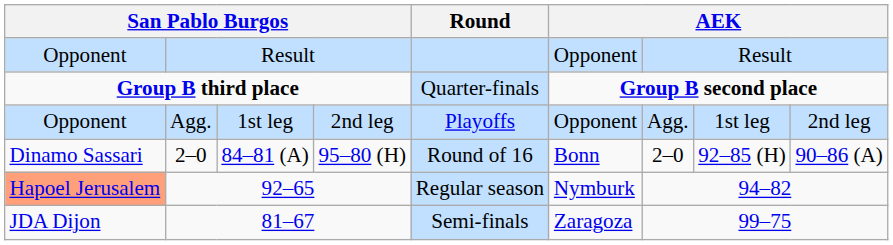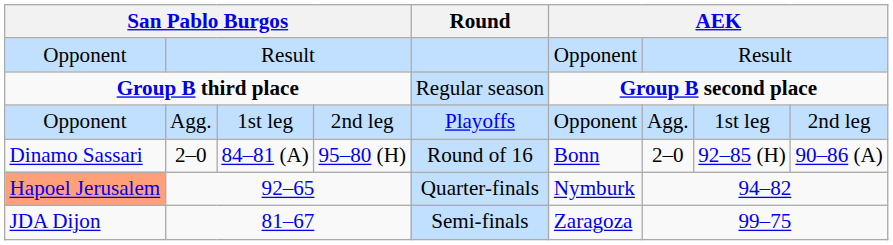(480, 88) Quarter-finals -> (480, 88) Regular season
(480, 188) Regular season -> (480, 188) Quarter-finals
